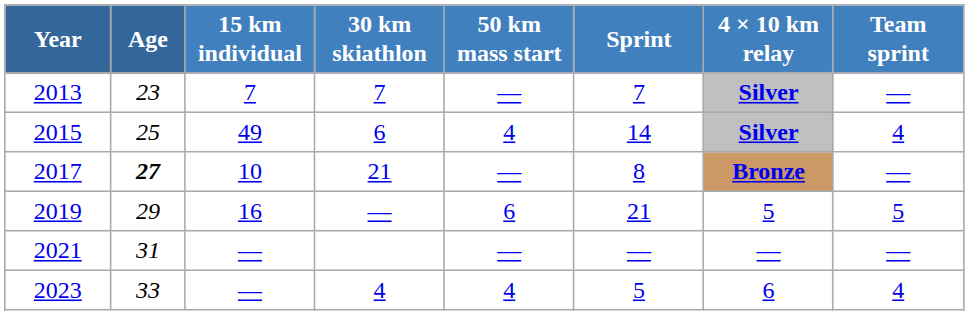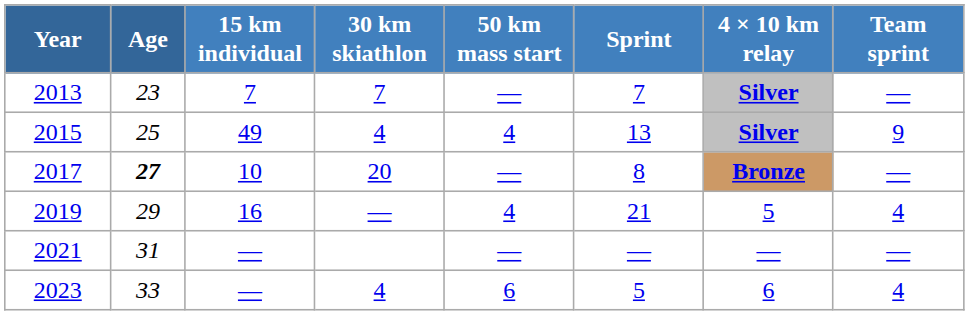(380, 132) 6 -> (380, 132) 4
(639, 132) 14 -> (639, 132) 13
(898, 132) 4 -> (898, 132) 9
(380, 171) 21 -> (380, 171) 20
(509, 211) 6 -> (509, 211) 4
(898, 211) 5 -> (898, 211) 4
(509, 290) 4 -> (509, 290) 6
